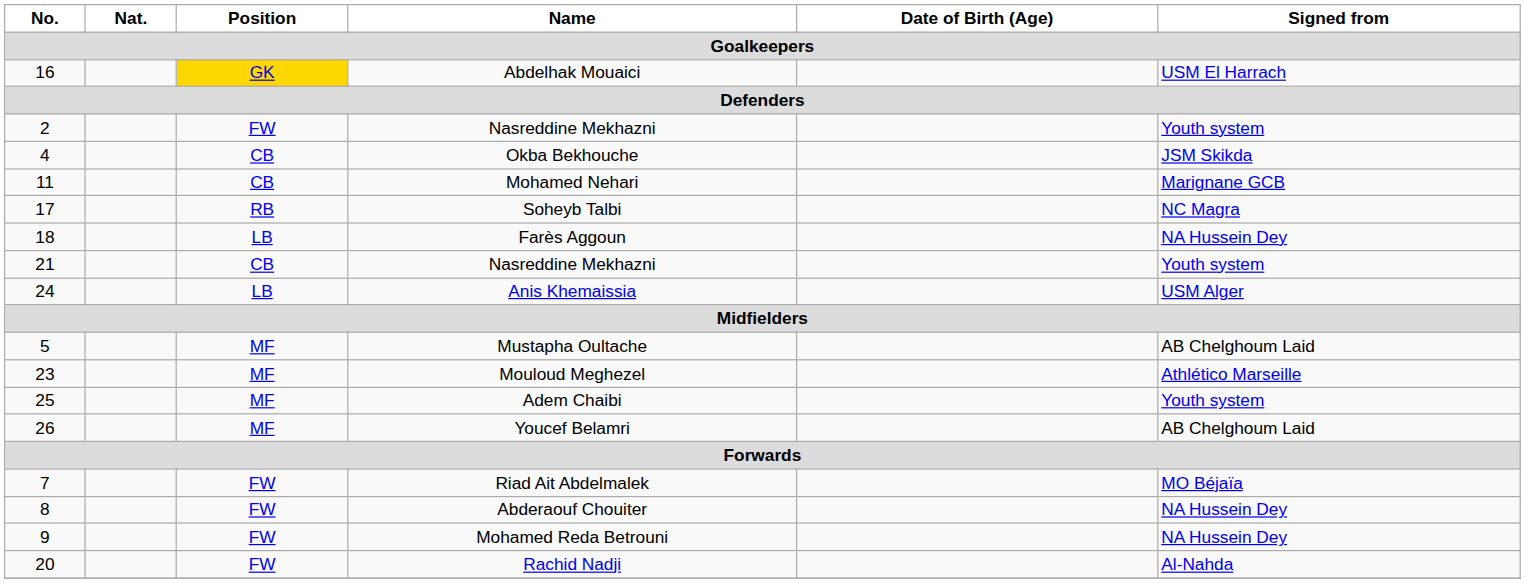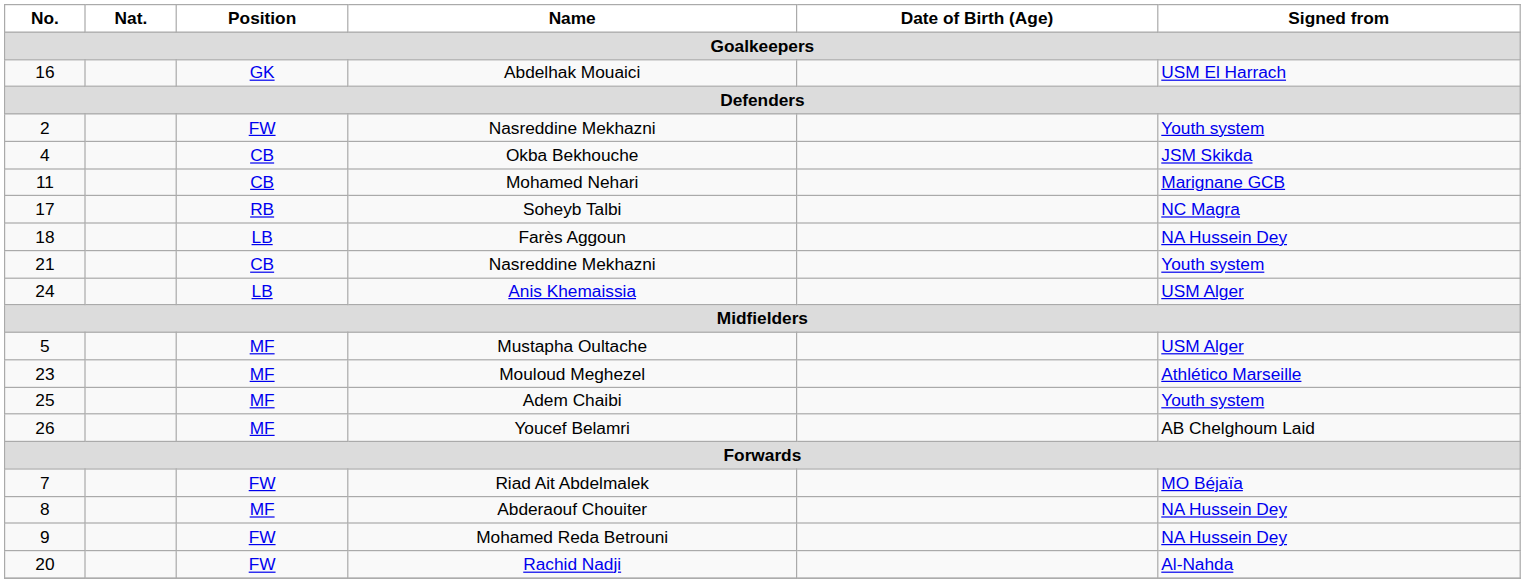(262, 73) gold background -> (262, 73) no background
(1238, 346) AB Chelghoum Laid -> (1203, 346) USM Alger
(262, 510) FW -> (262, 510) MF
